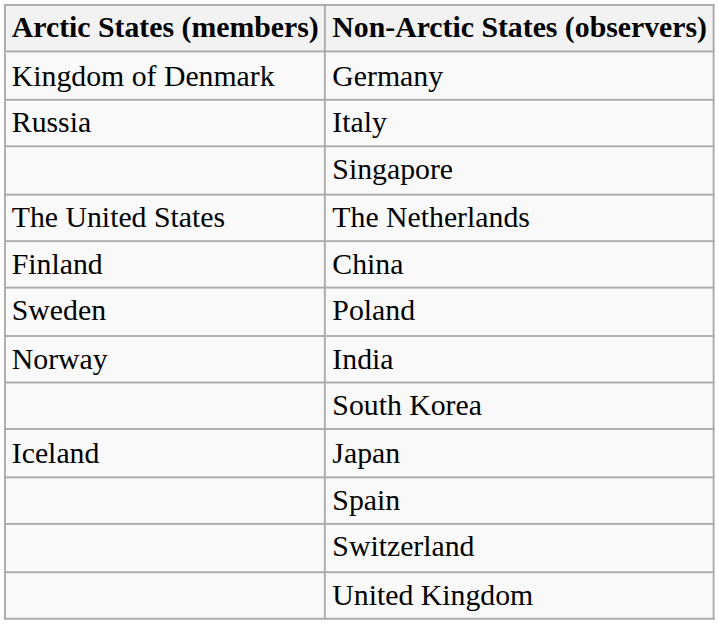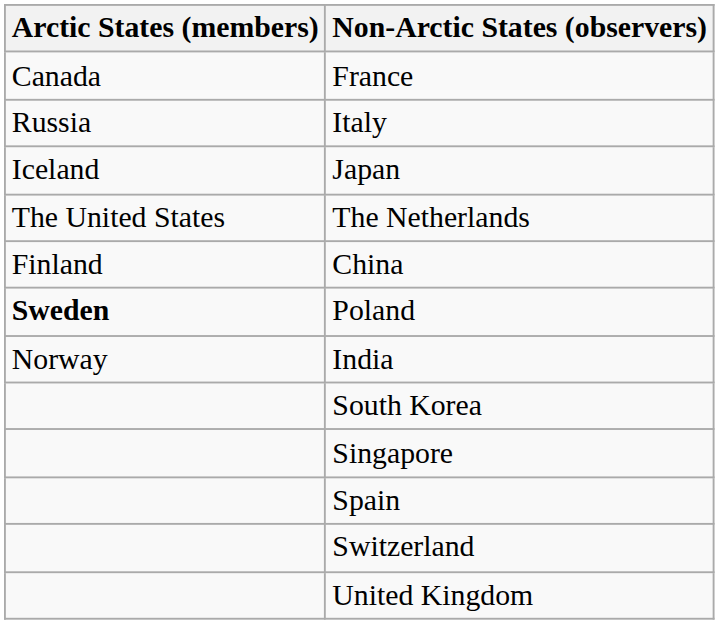+ row: (373, 75)
- row: (388, 75)
rows swapped: (366, 452) <-> (393, 169)
(59, 311) normal -> (61, 311) bold
